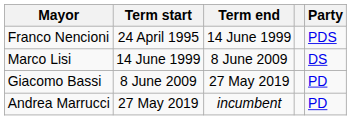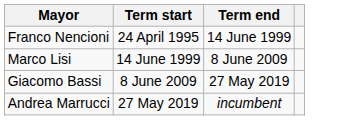- column: (325, 15)
